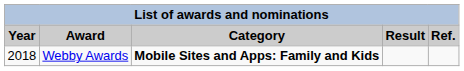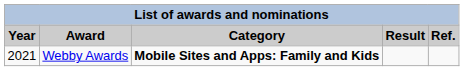(22, 56) 2018 -> (22, 56) 2021
